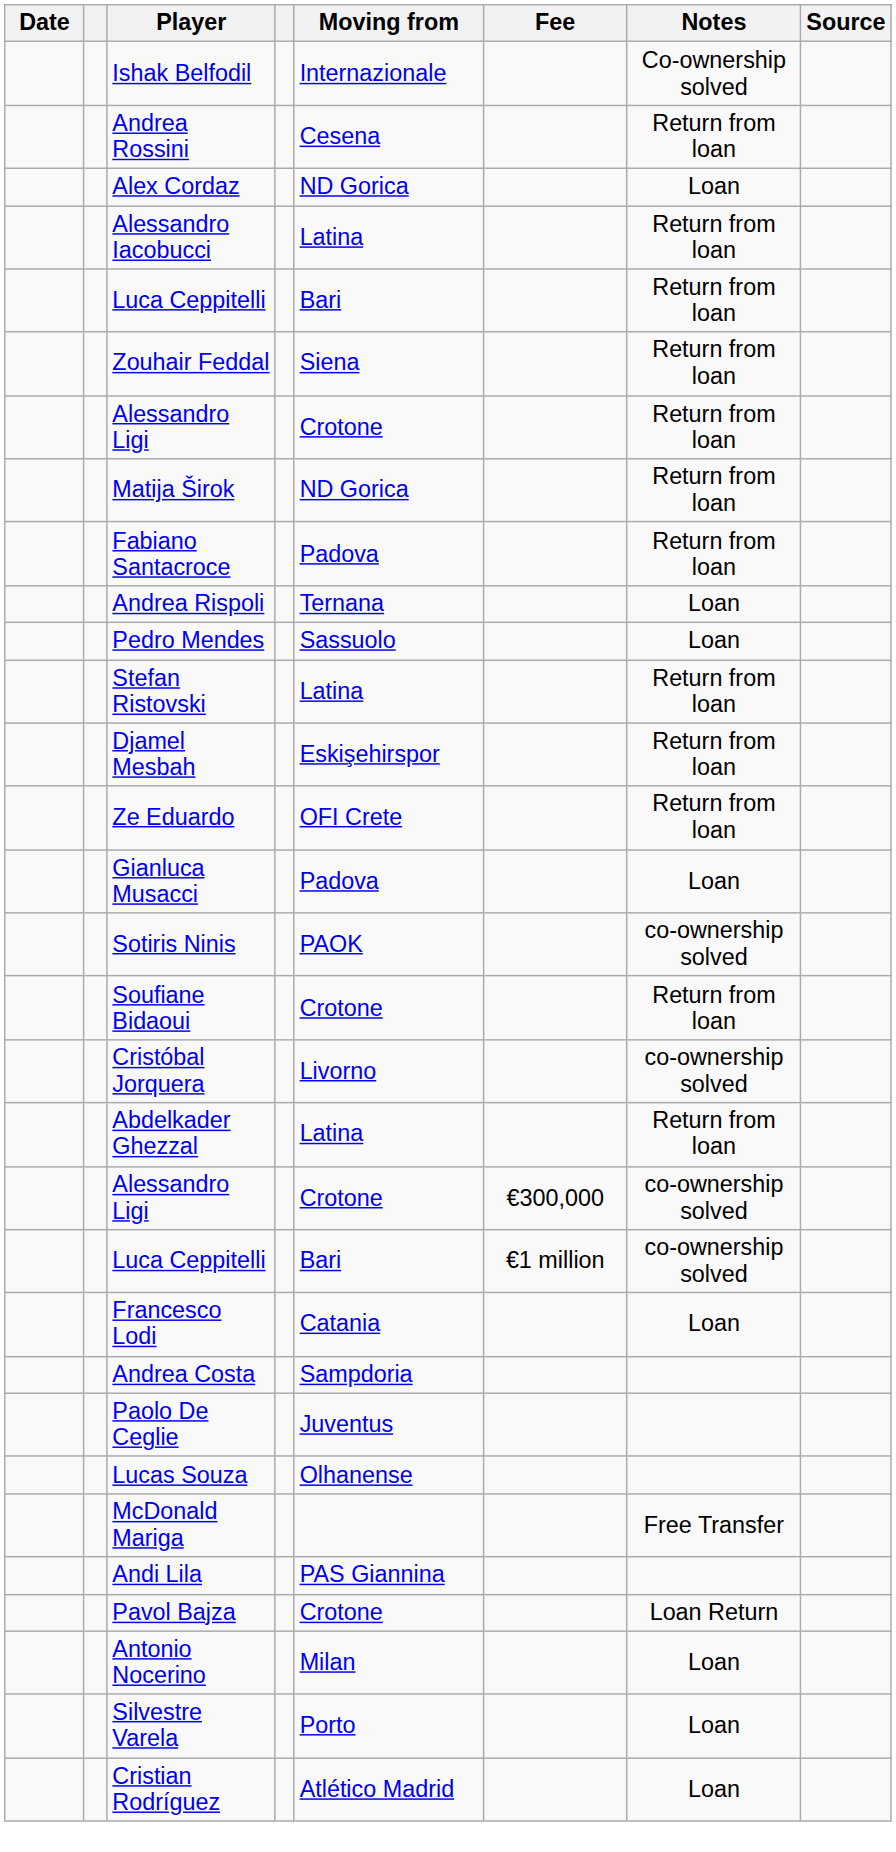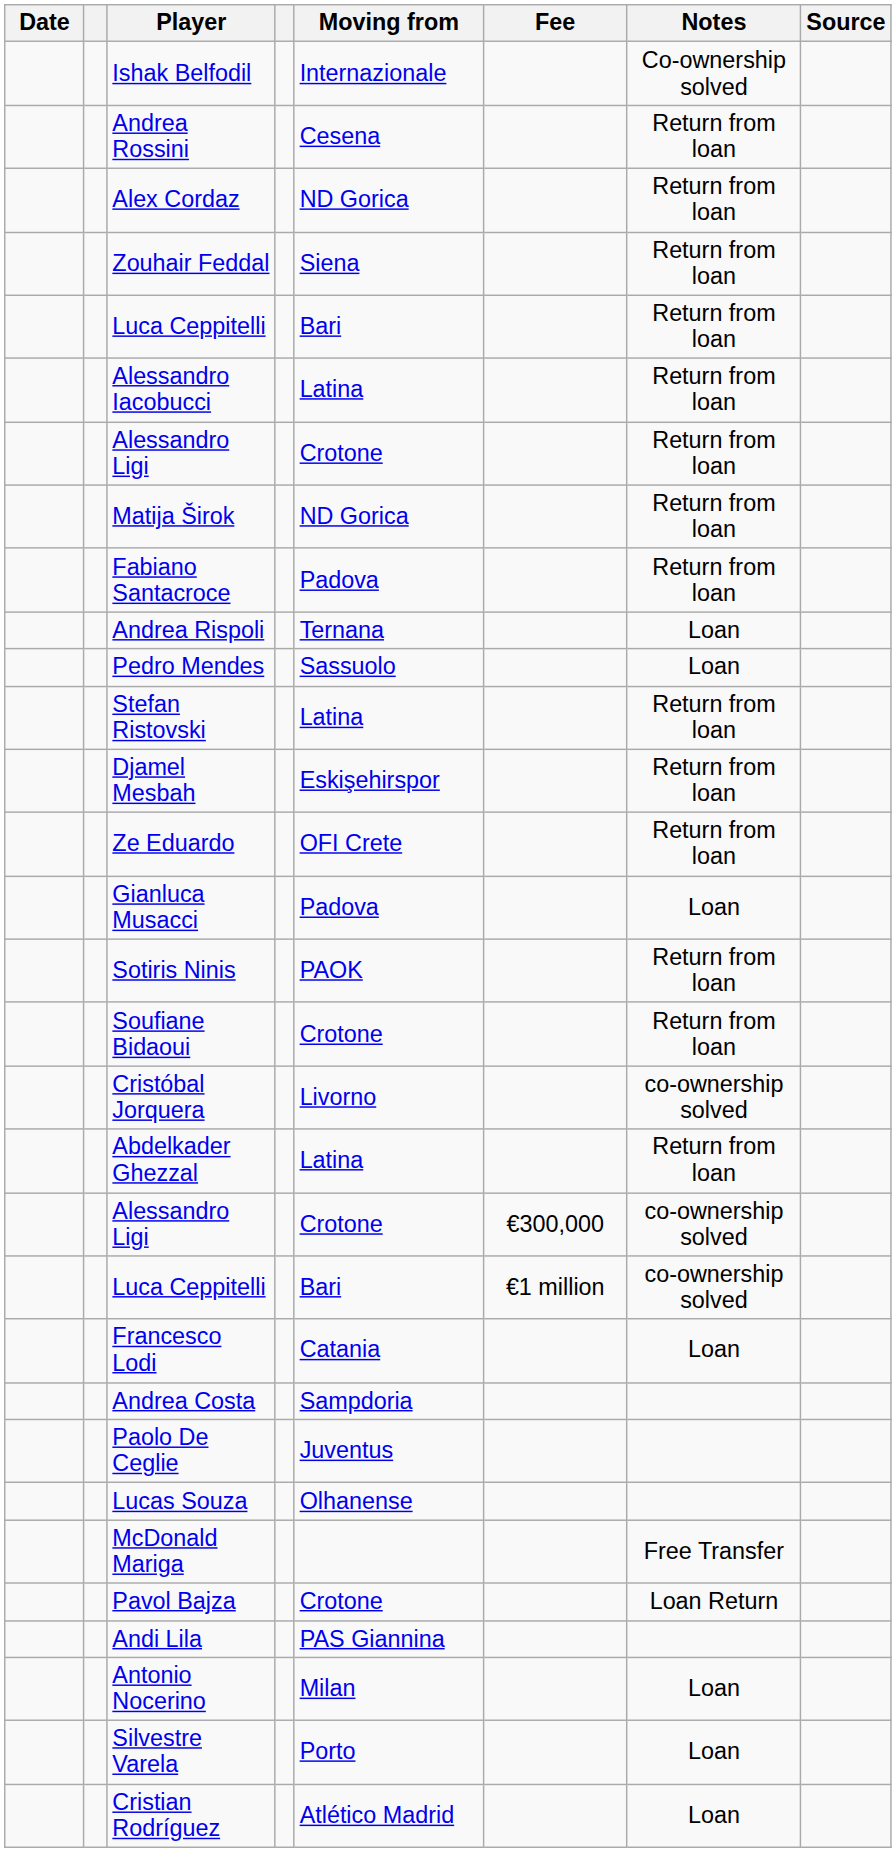(714, 186) Loan -> (714, 199) Return from loan
rows swapped: (44, 237) <-> (44, 364)
(714, 944) co-ownership solved -> (714, 970) Return from loan
rows swapped: (44, 1575) <-> (44, 1612)
